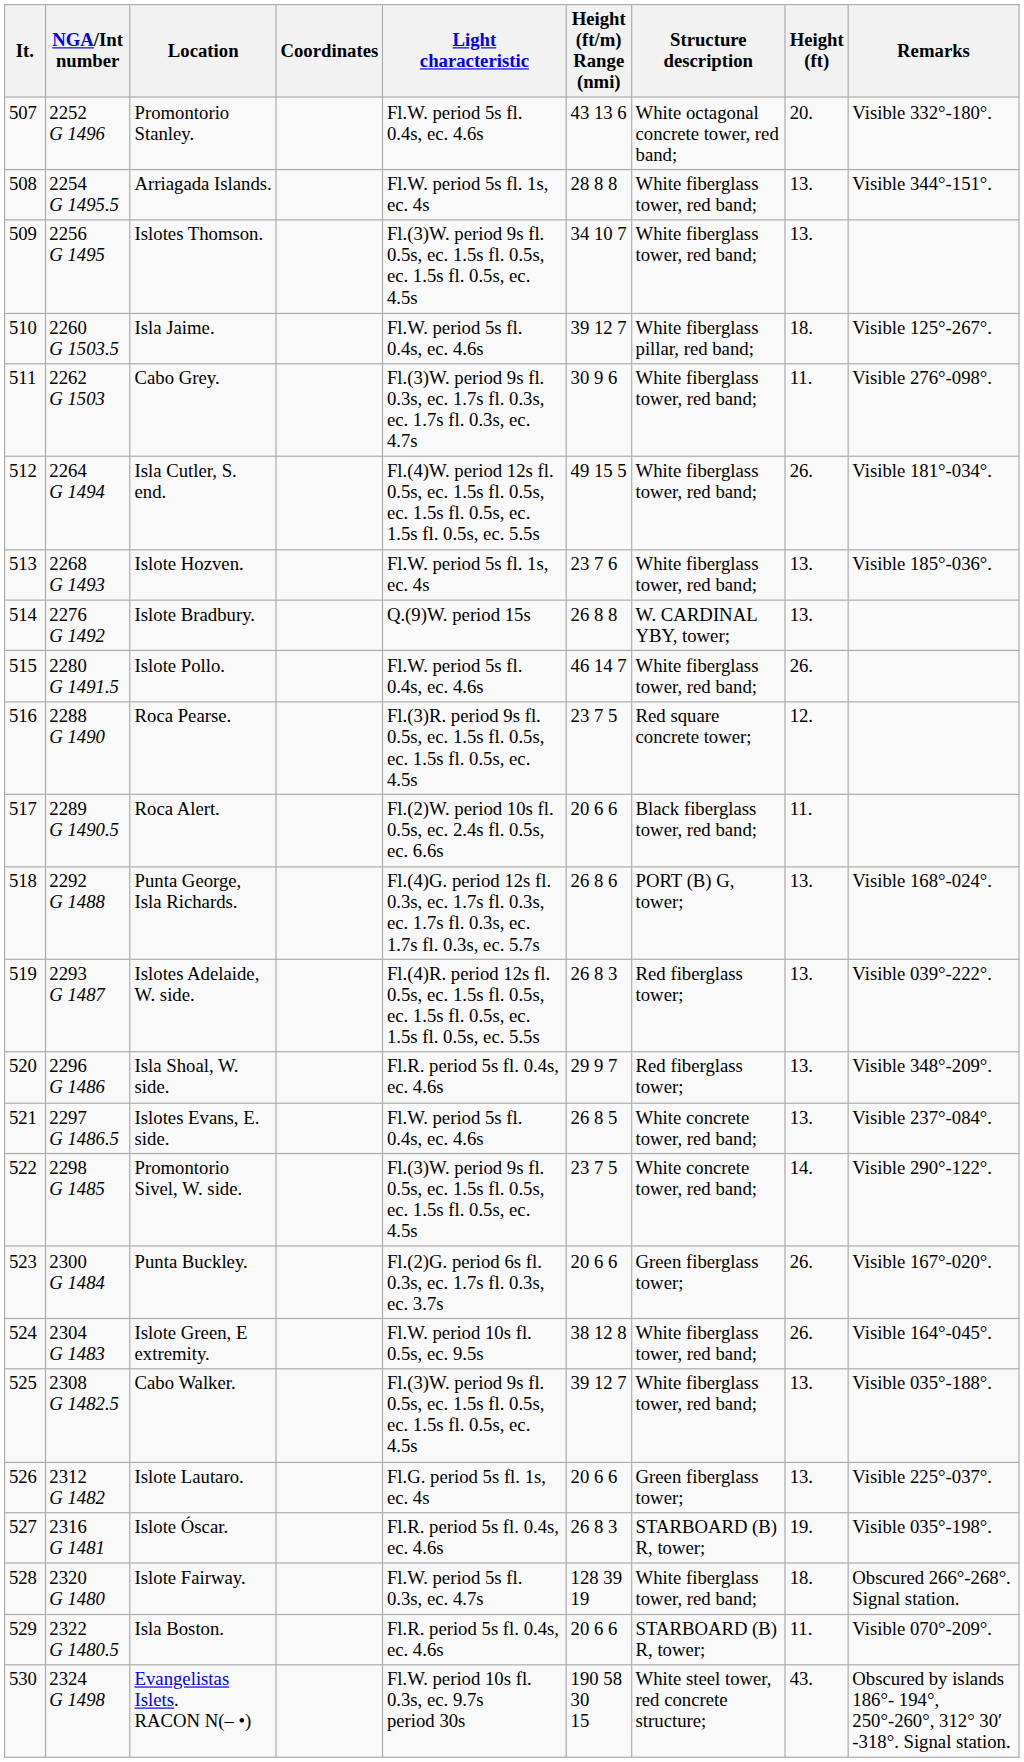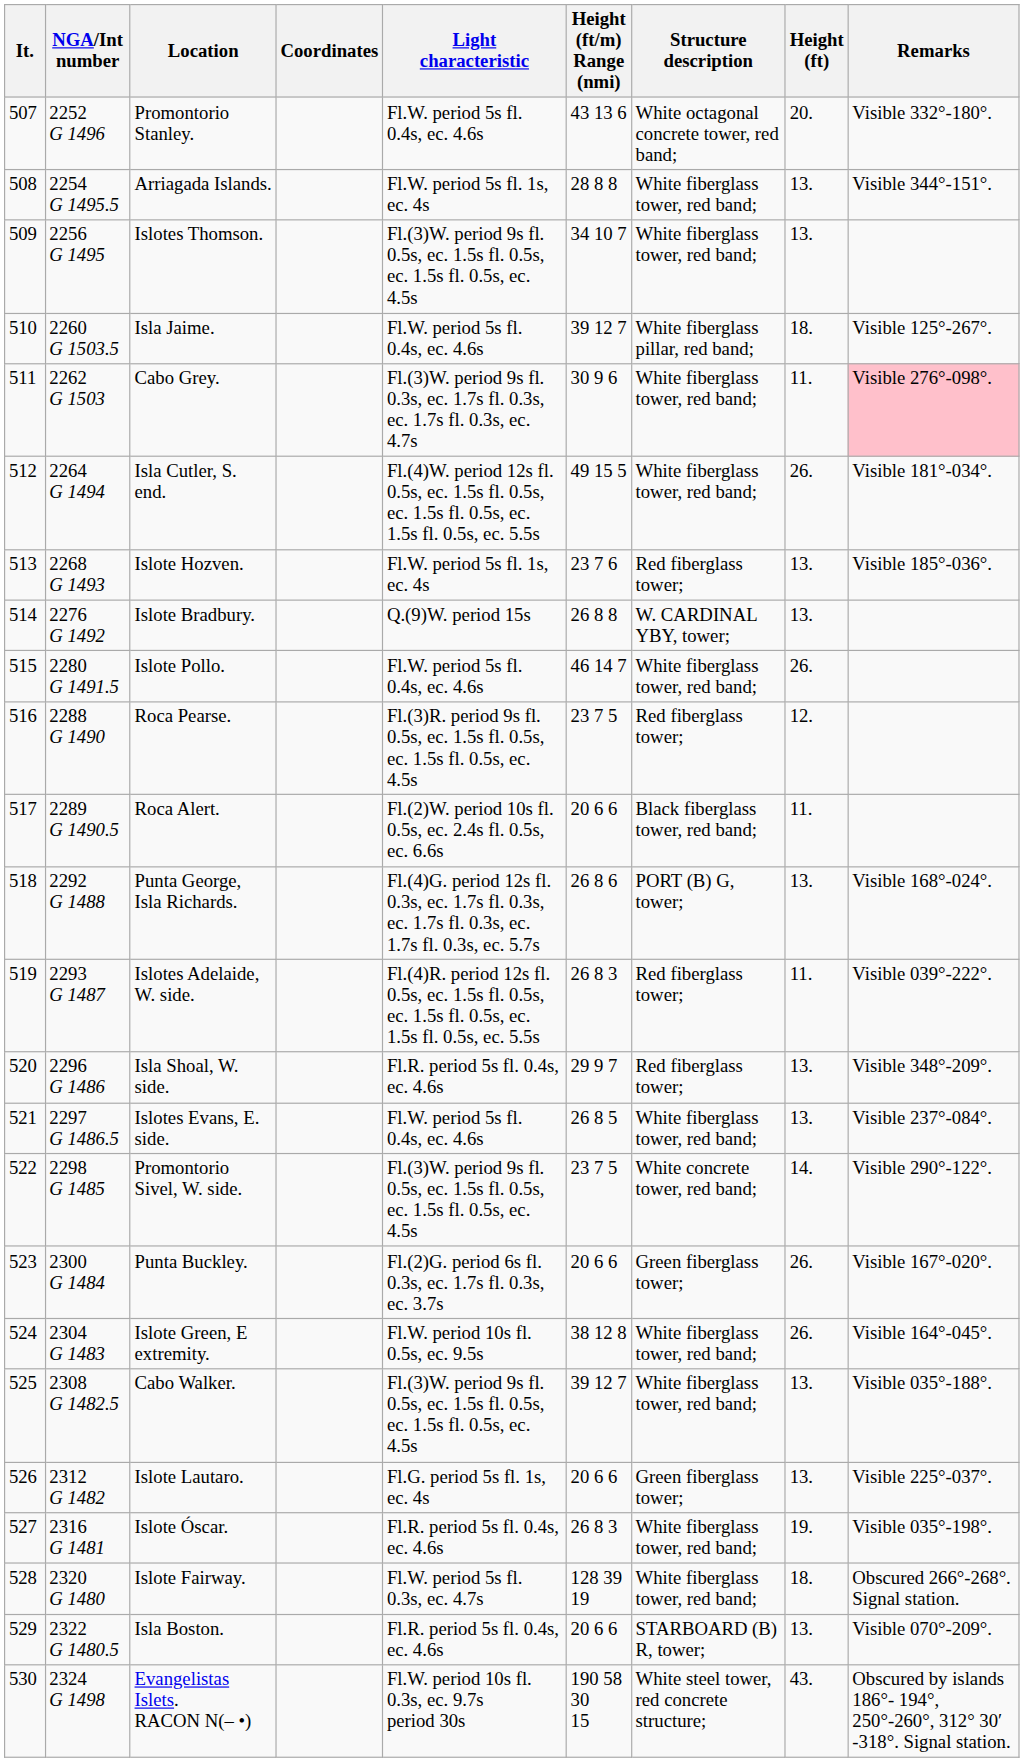(922, 378) no background -> (922, 378) pink background
(697, 574) White fiberglass tower, red band; -> (689, 574) Red fiberglass tower;
(694, 726) Red square concrete tower; -> (689, 726) Red fiberglass tower;
(801, 973) 13. -> (801, 973) 11.
(696, 1128) White concrete tower, red band; -> (697, 1128) White fiberglass tower, red band;
(706, 1537) STARBOARD (B) R, tower; -> (697, 1537) White fiberglass tower, red band;
(801, 1628) 11. -> (801, 1628) 13.
